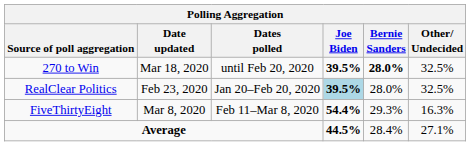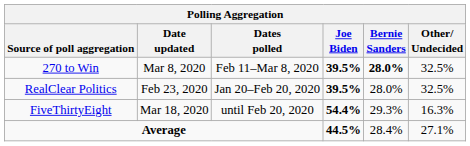(174, 68) Mar 18, 2020 -> (174, 68) Mar 8, 2020
(267, 68) until Feb 20, 2020 -> (267, 68) Feb 11–Mar 8, 2020
(343, 89) lightblue background -> (343, 89) no background
(174, 110) Mar 8, 2020 -> (174, 110) Mar 18, 2020
(267, 110) Feb 11–Mar 8, 2020 -> (267, 110) until Feb 20, 2020
